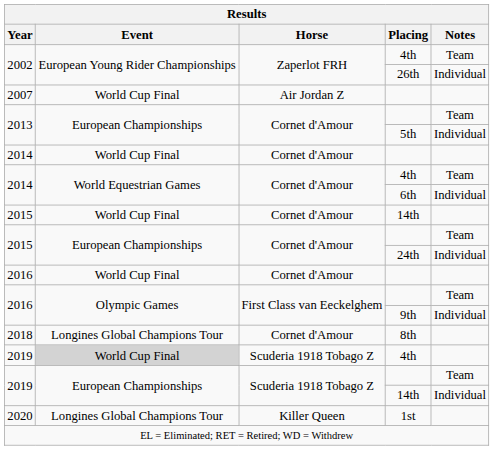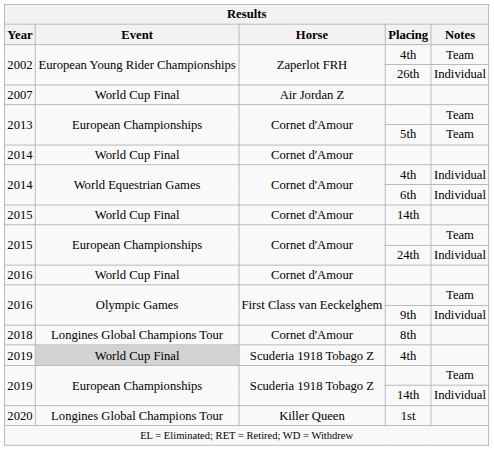(460, 134) Individual -> (460, 134) Team
(460, 174) Team -> (460, 174) Individual
